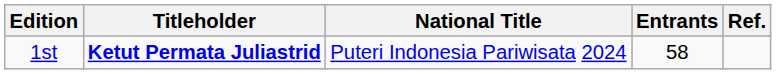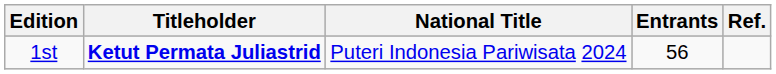(677, 52) 58 -> (677, 52) 56
